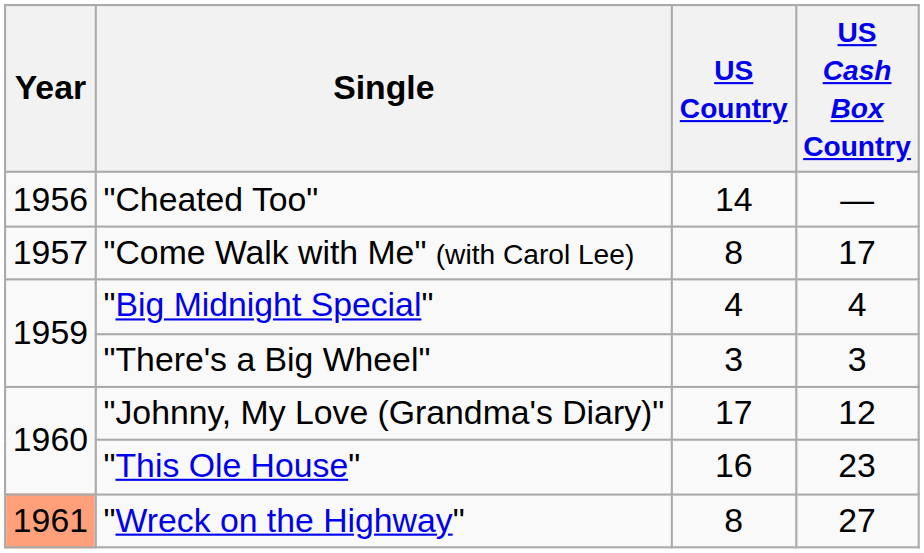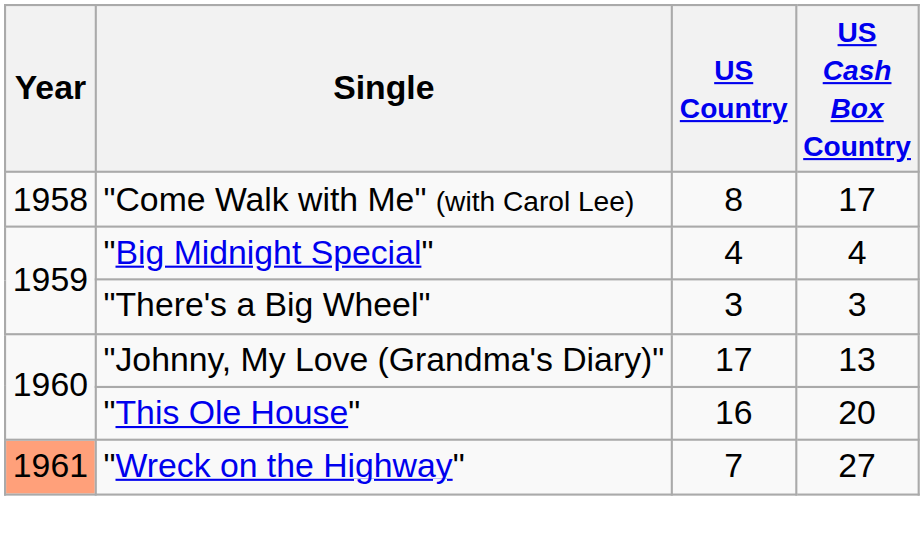- row: (211, 198)
(50, 252) 1957 -> (50, 198) 1958
(857, 412) 12 -> (857, 359) 13
(857, 466) 23 -> (857, 412) 20
(734, 519) 8 -> (734, 466) 7
